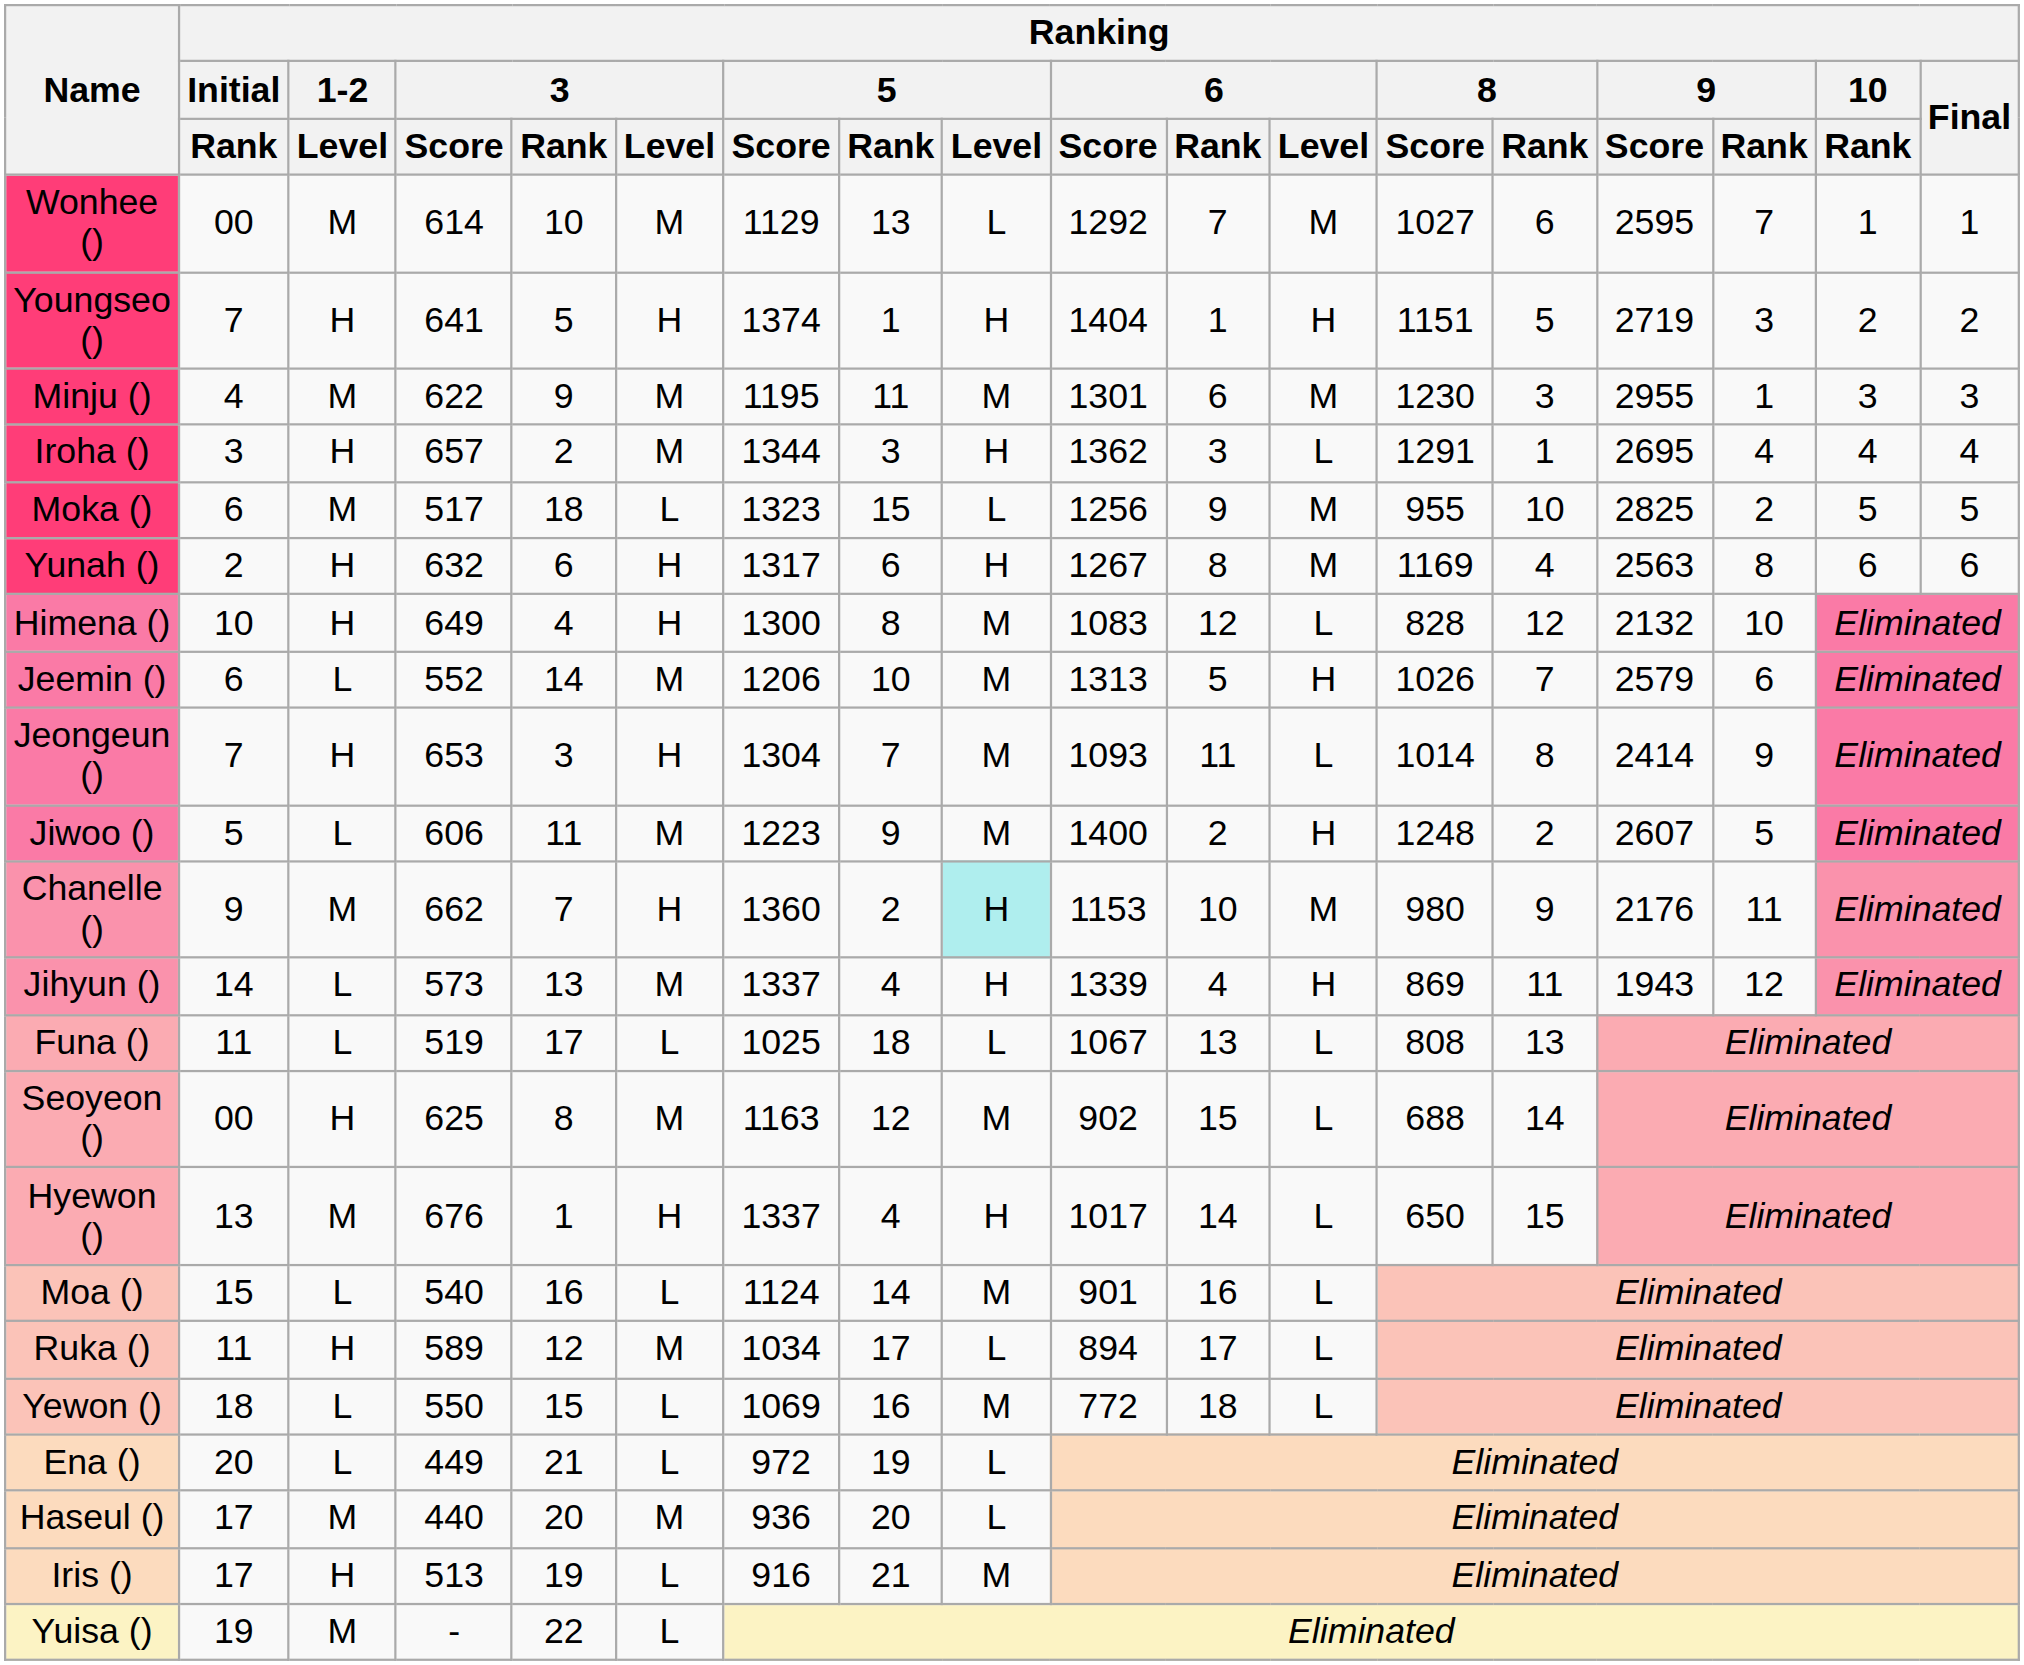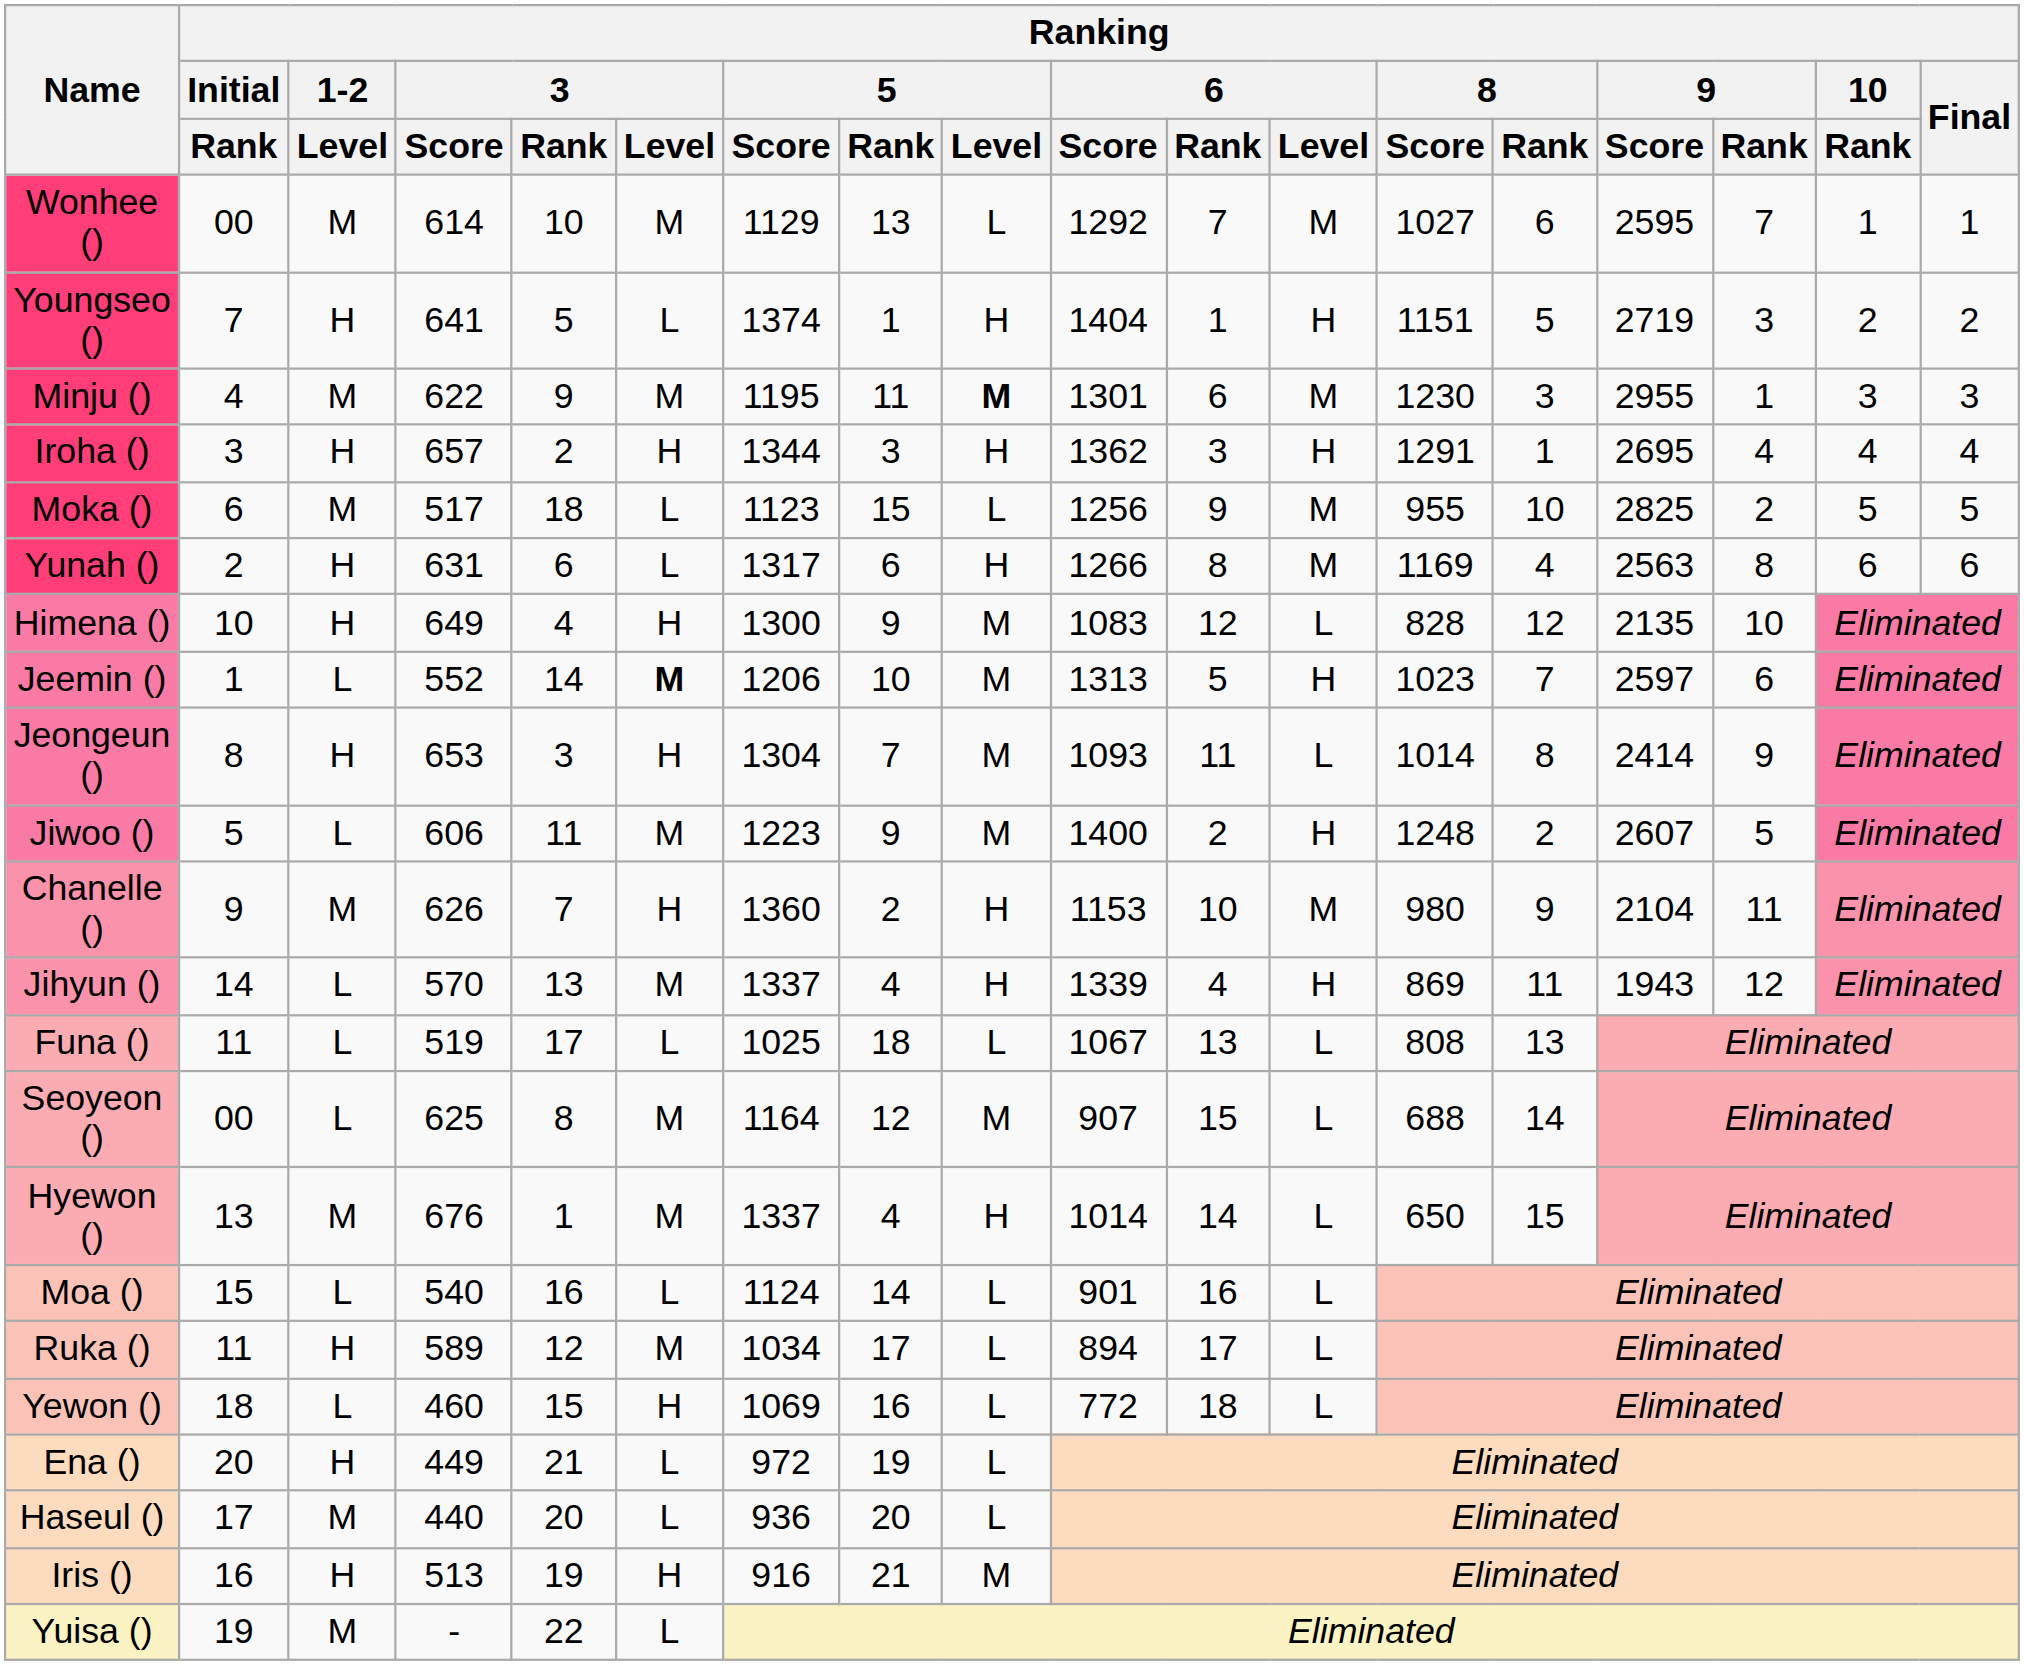(669, 319) H -> (669, 319) L
(996, 396) normal -> (996, 396) bold
(669, 452) M -> (669, 452) H
(1323, 452) L -> (1323, 452) H
(781, 509) 1323 -> (781, 509) 1123
(454, 565) 632 -> (454, 565) 631
(669, 565) H -> (669, 565) L
(1108, 565) 1267 -> (1108, 565) 1266
(891, 622) 8 -> (891, 622) 9
(1654, 622) 2132 -> (1654, 622) 2135
(234, 678) 6 -> (234, 678) 1
(669, 678) normal -> (669, 678) bold
(1435, 678) 1026 -> (1435, 678) 1023
(1654, 678) 2579 -> (1654, 678) 2597
(234, 755) 7 -> (234, 755) 8
(454, 908) 662 -> (454, 908) 626
(996, 908) paleturquoise background -> (996, 908) no background
(1654, 908) 2176 -> (1654, 908) 2104
(454, 985) 573 -> (454, 985) 570
(342, 1118) H -> (342, 1118) L
(781, 1118) 1163 -> (781, 1118) 1164
(1108, 1118) 902 -> (1108, 1118) 907
(669, 1215) H -> (669, 1215) M
(1108, 1215) 1017 -> (1108, 1215) 1014
(996, 1292) M -> (996, 1292) L
(454, 1405) 550 -> (454, 1405) 460
(669, 1405) L -> (669, 1405) H
(996, 1405) M -> (996, 1405) L
(342, 1461) L -> (342, 1461) H
(669, 1518) M -> (669, 1518) L
(234, 1575) 17 -> (234, 1575) 16
(669, 1575) L -> (669, 1575) H
